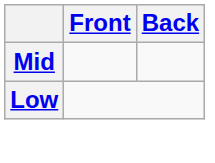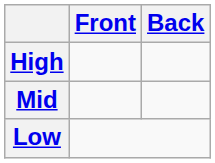+ row: (37, 61)
